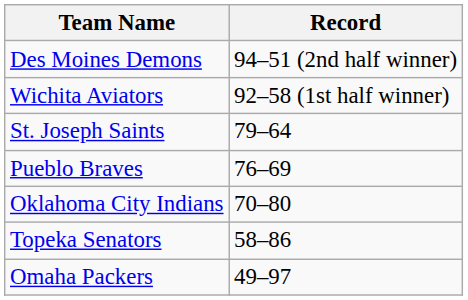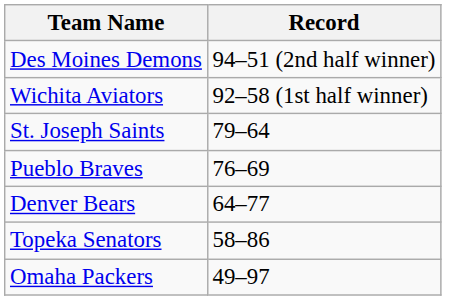- row: (117, 204)
+ row: (73, 204)
